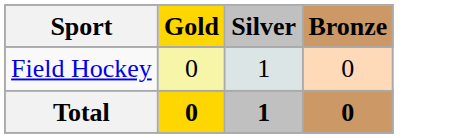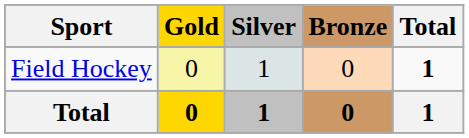+ column: (428, 25)
